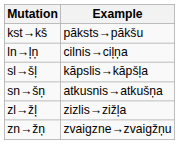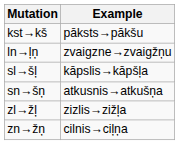(96, 52) cilnis→ciļņa -> (118, 52) zvaigzne→zvaigžņu
(118, 129) zvaigzne→zvaigžņu -> (96, 129) cilnis→ciļņa
